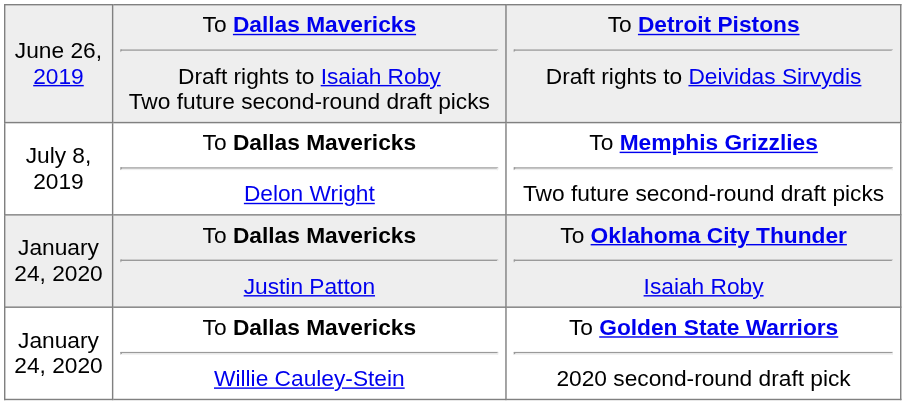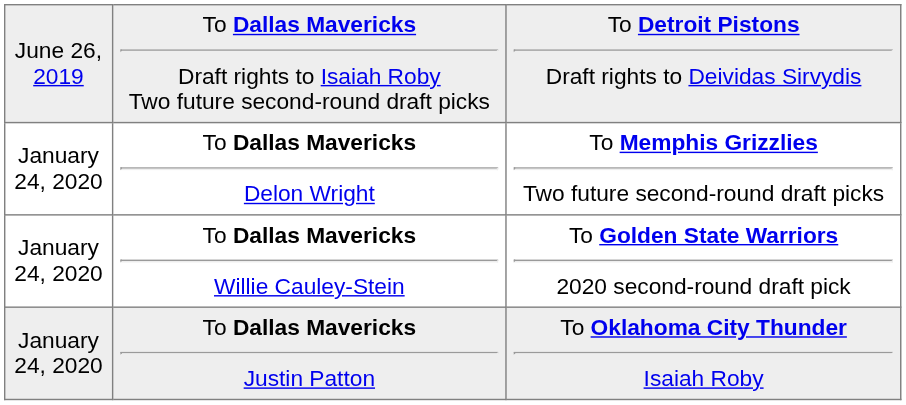(58, 168) July 8, 2019 -> (58, 168) January 24, 2020
rows swapped: (309, 260) <-> (309, 353)
